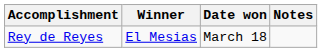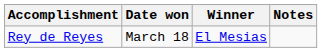columns swapped: (161, 15) <-> (235, 15)
